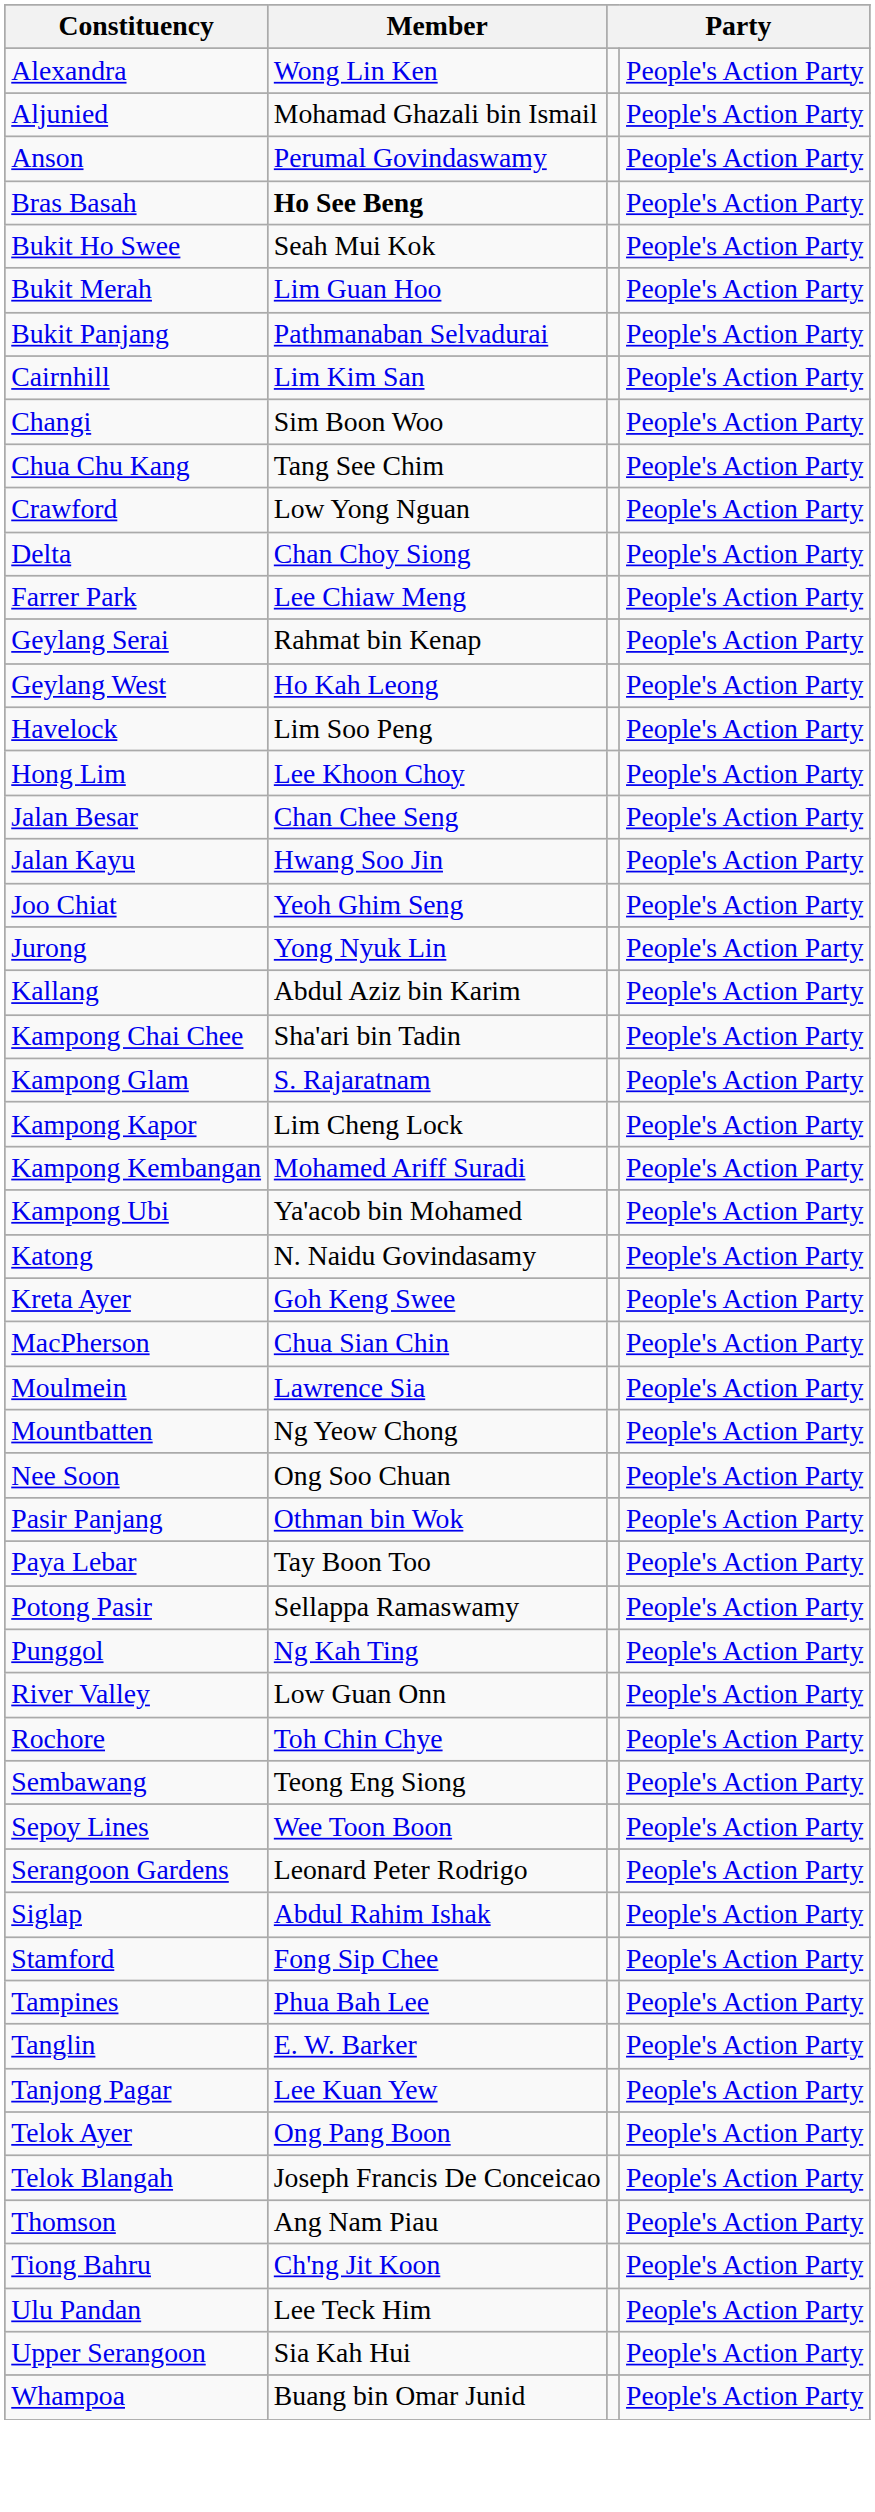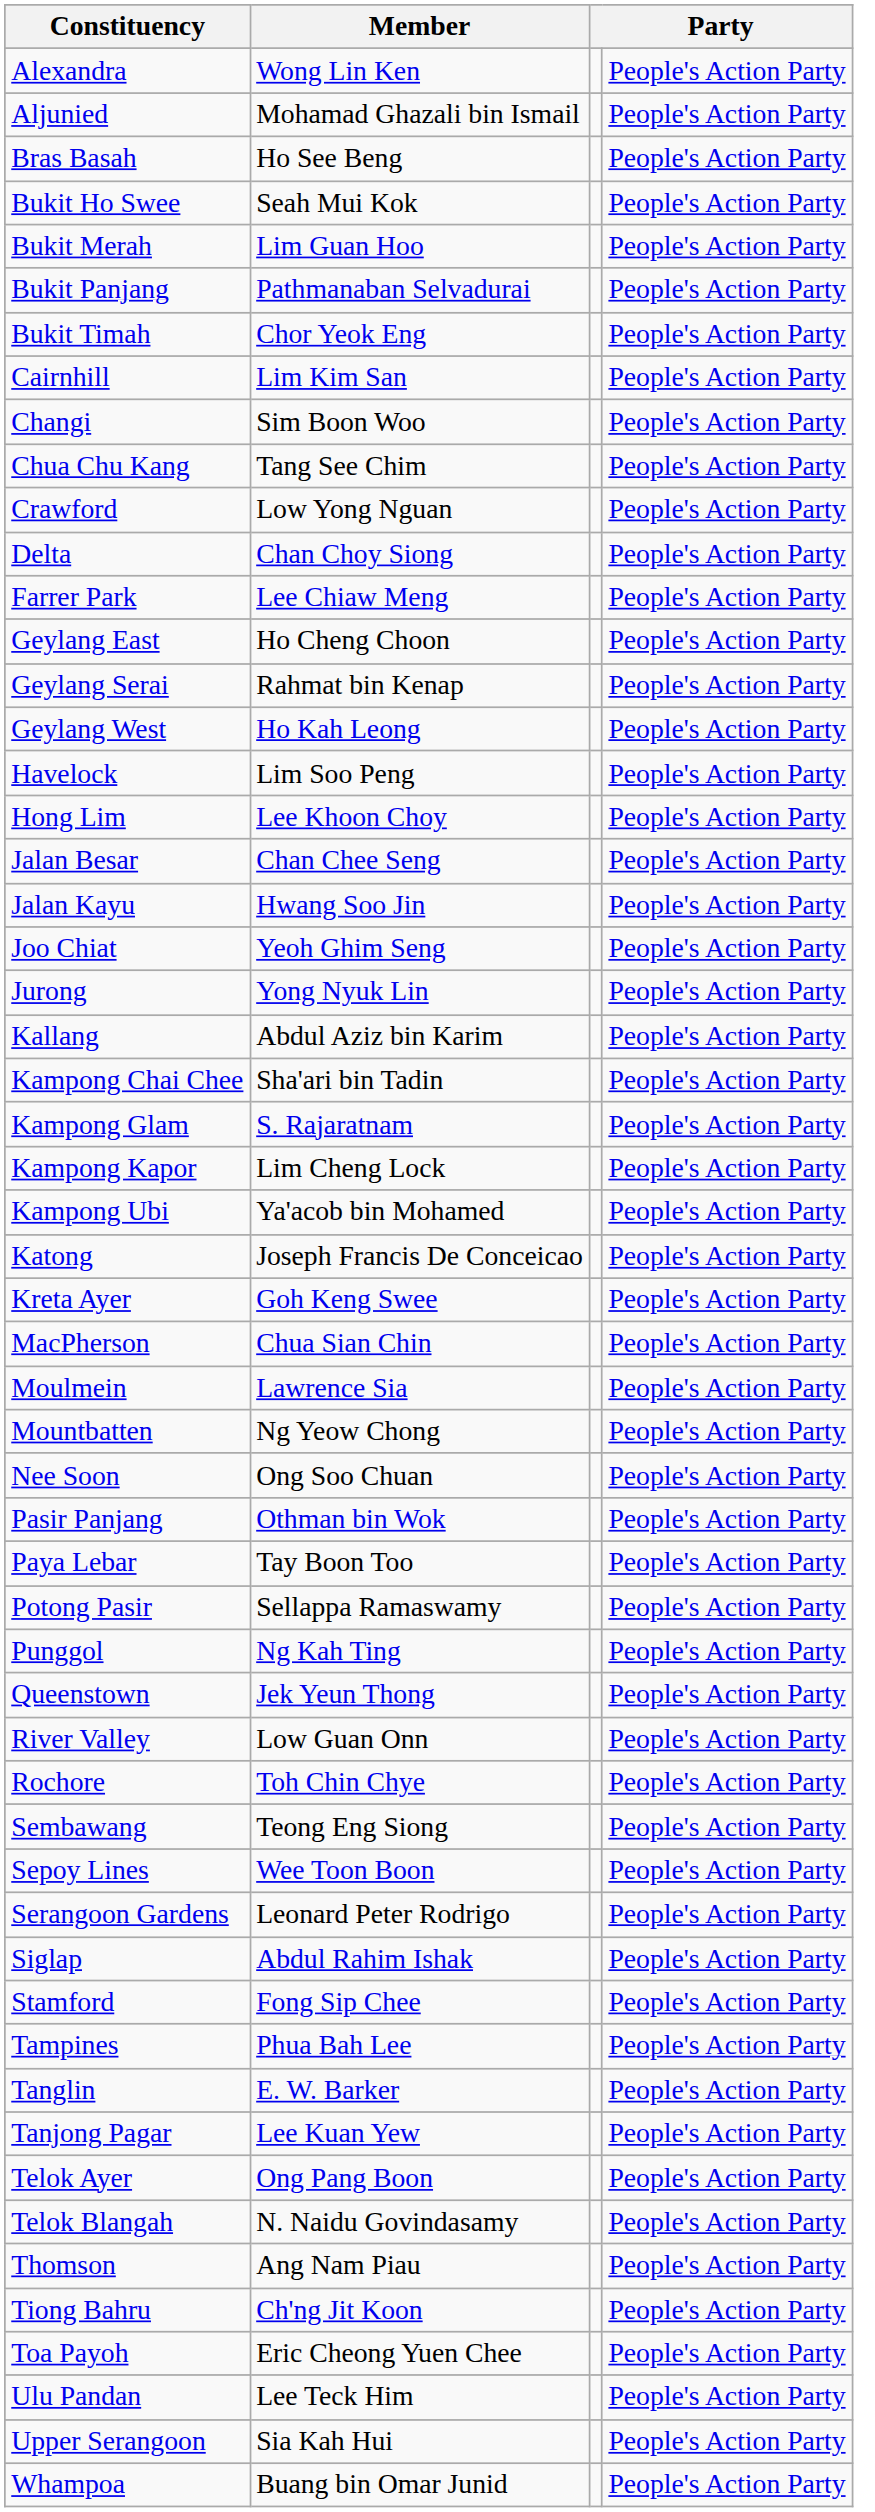- row: (47, 158)
(348, 202) bold -> (329, 158) normal
+ row: (81, 333)
+ row: (85, 641)
- row: (136, 1167)
(405, 1255) N. Naidu Govindasamy -> (420, 1255) Joseph Francis De Conceicao
+ row: (80, 1694)
(437, 2177) Joseph Francis De Conceicao -> (387, 2221) N. Naidu Govindasamy
+ row: (70, 2353)
